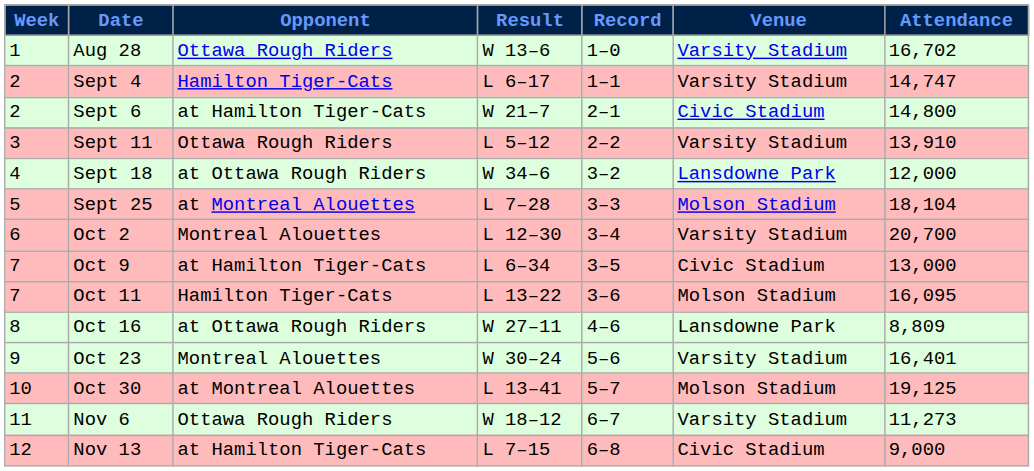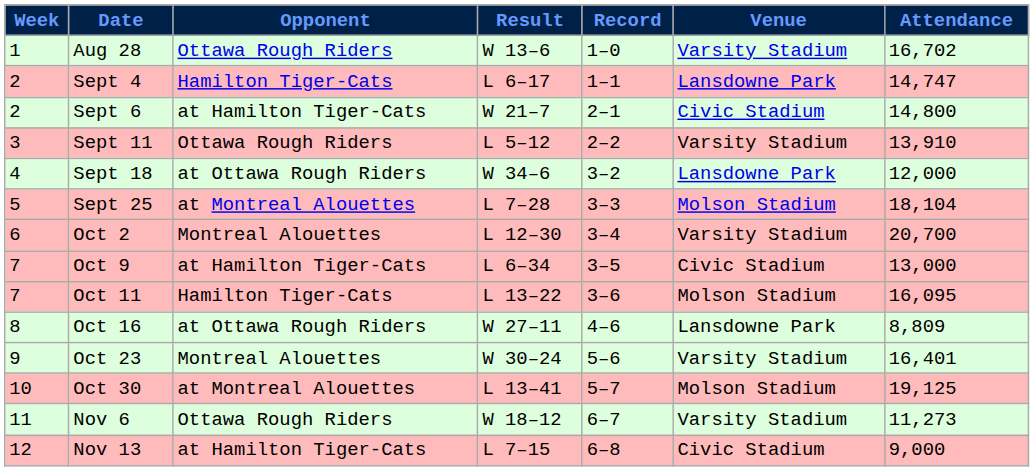(762, 82) Varsity Stadium -> (757, 82) Lansdowne Park
